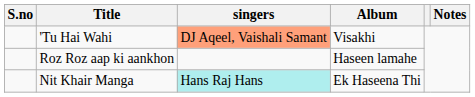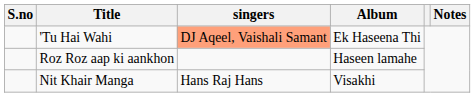(354, 37) Visakhi -> (377, 37) Ek Haseena Thi
(222, 80) paleturquoise background -> (222, 80) no background
(377, 80) Ek Haseena Thi -> (354, 80) Visakhi
